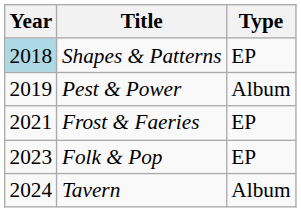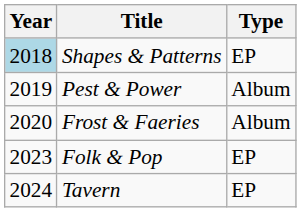(31, 122) 2021 -> (31, 122) 2020
(244, 122) EP -> (261, 122) Album
(261, 190) Album -> (244, 190) EP
